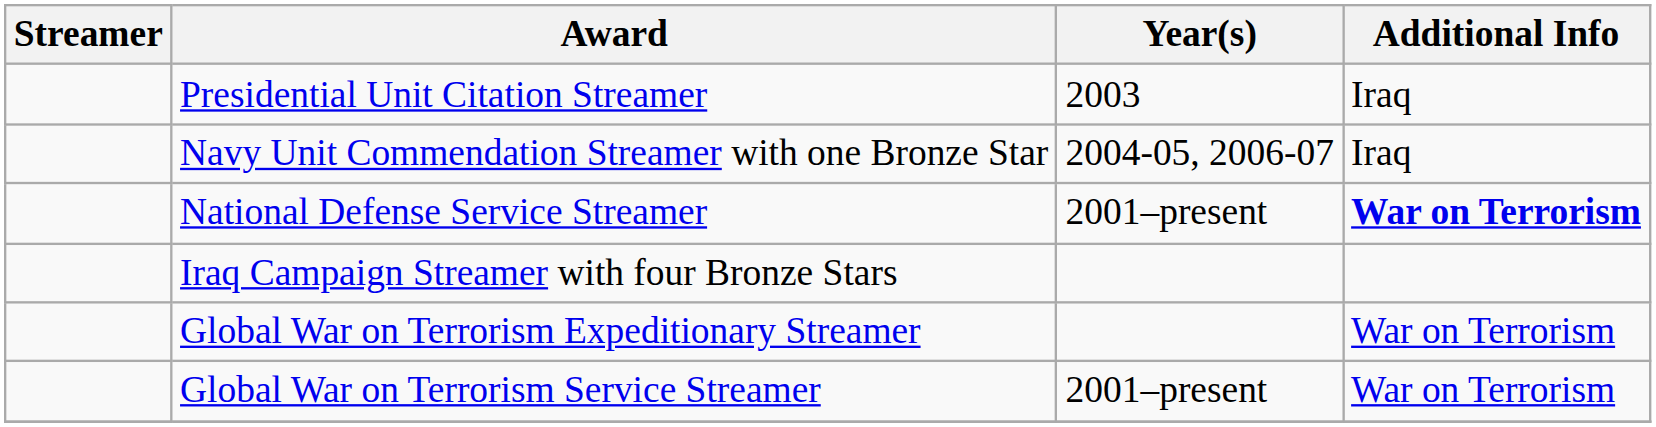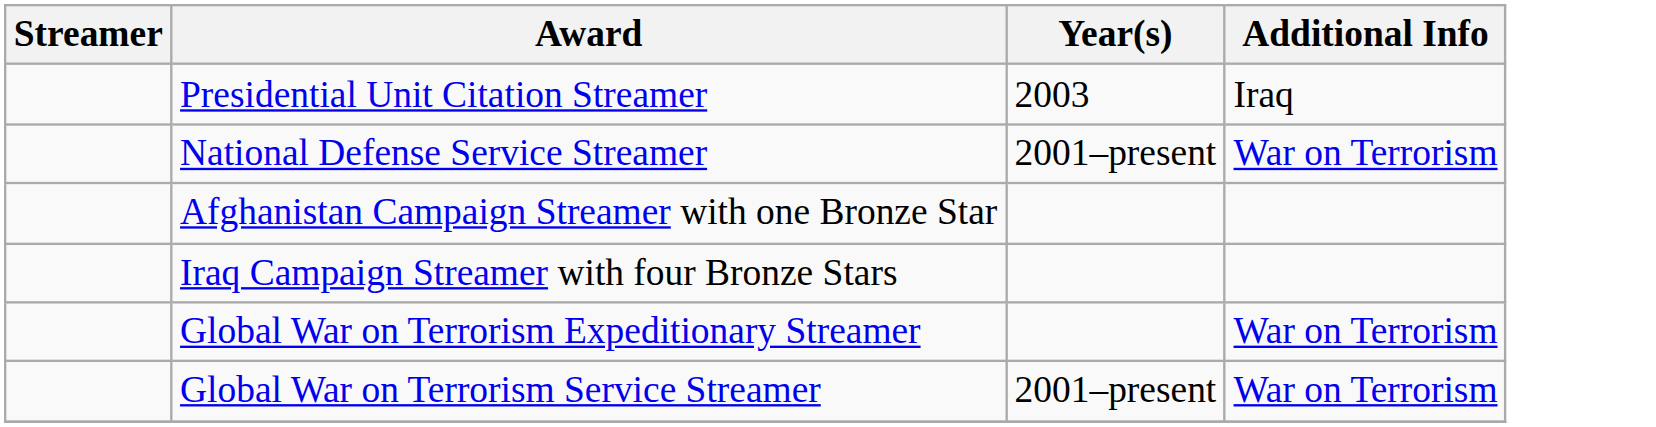- row: (614, 152)
(1496, 212) bold -> (1366, 152) normal
+ row: (589, 212)
